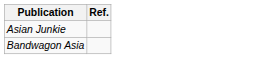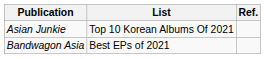+ column: (161, 12)
